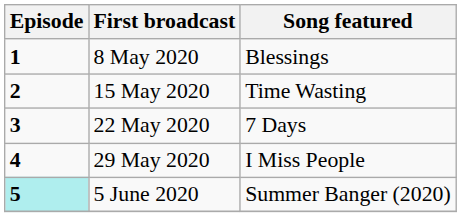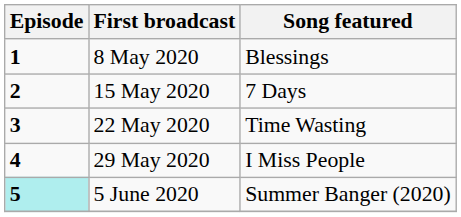(306, 90) Time Wasting -> (276, 90) 7 Days
(276, 125) 7 Days -> (306, 125) Time Wasting
